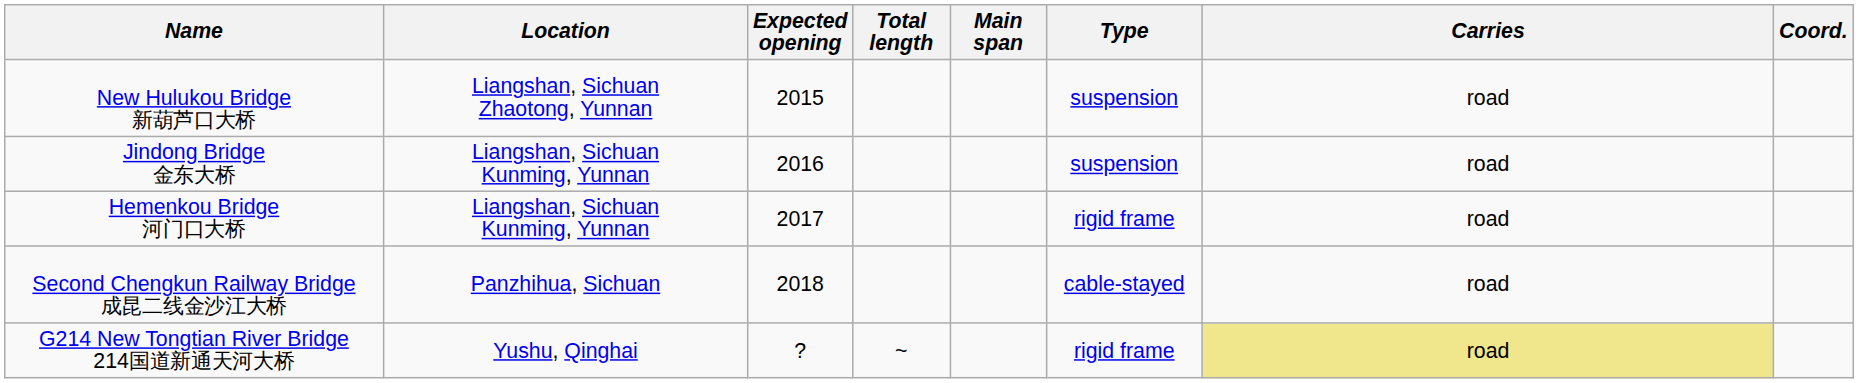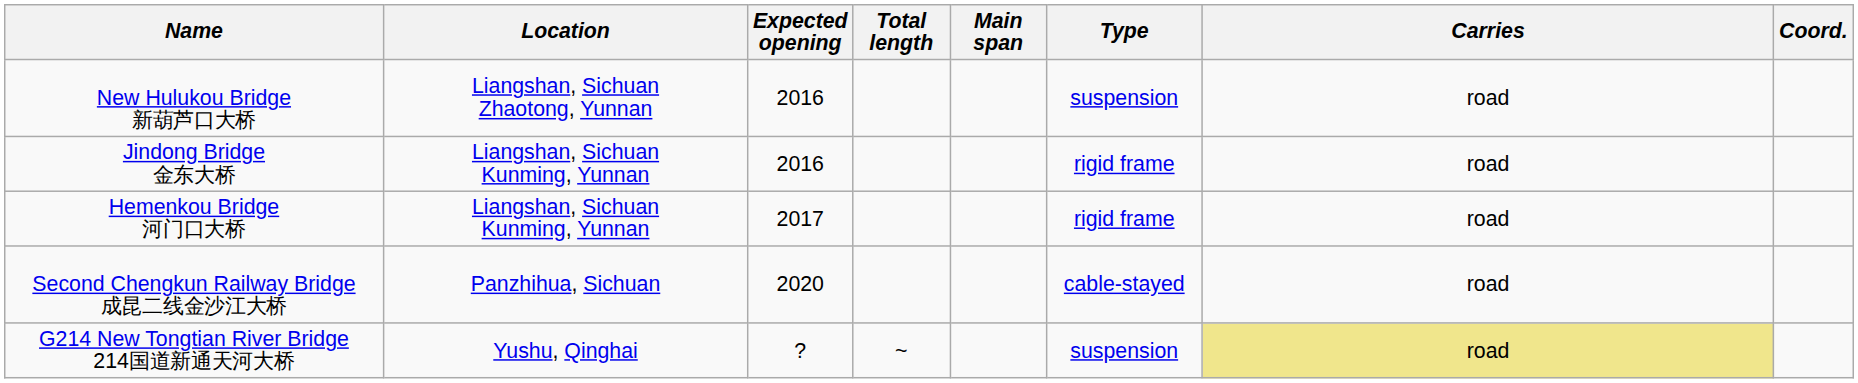(800, 98) 2015 -> (800, 98) 2016
(1124, 164) suspension -> (1124, 164) rigid frame
(800, 284) 2018 -> (800, 284) 2020
(1124, 350) rigid frame -> (1124, 350) suspension
